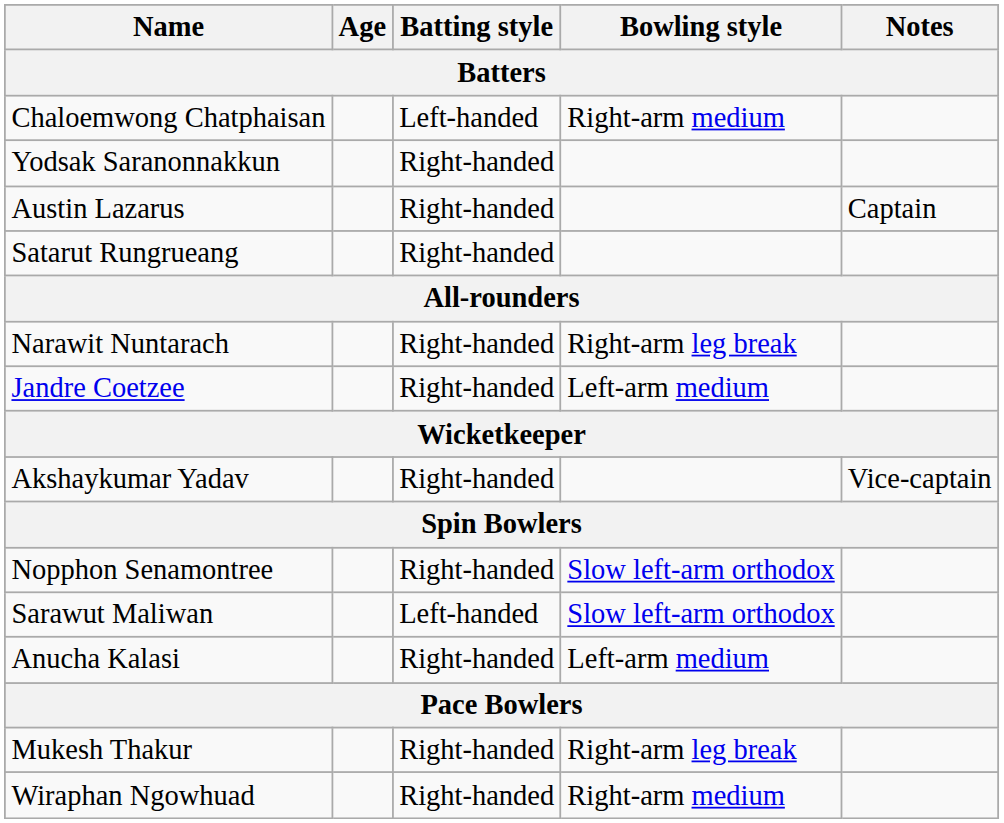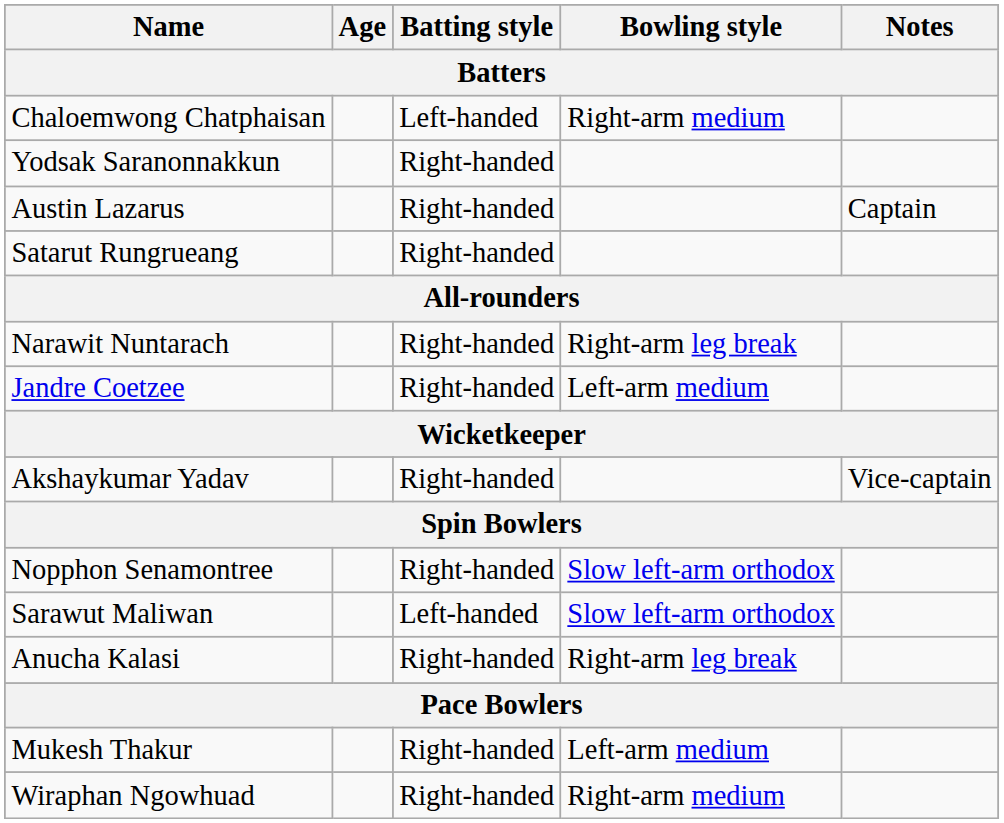(668, 659) Left-arm medium -> (682, 659) Right-arm leg break
(682, 749) Right-arm leg break -> (668, 749) Left-arm medium
